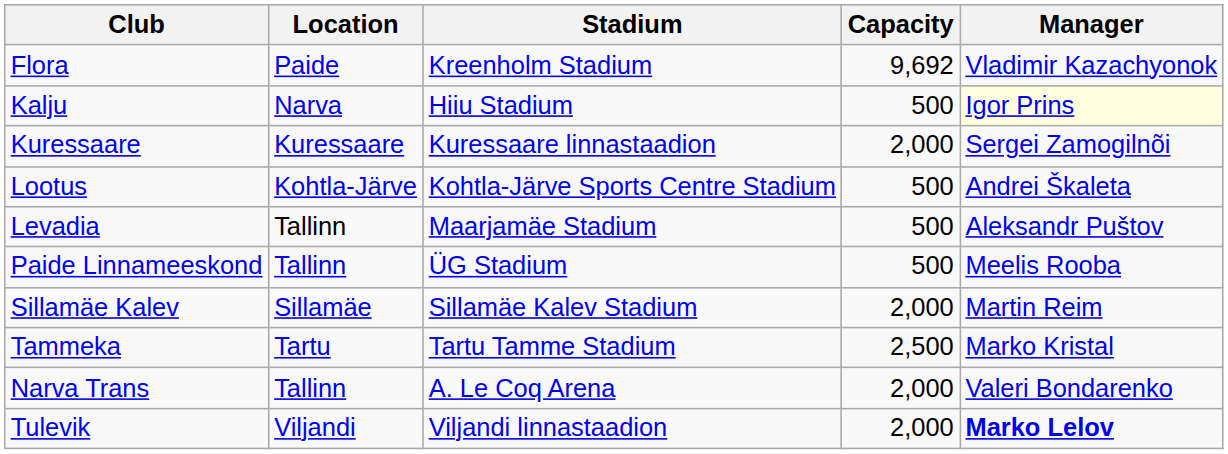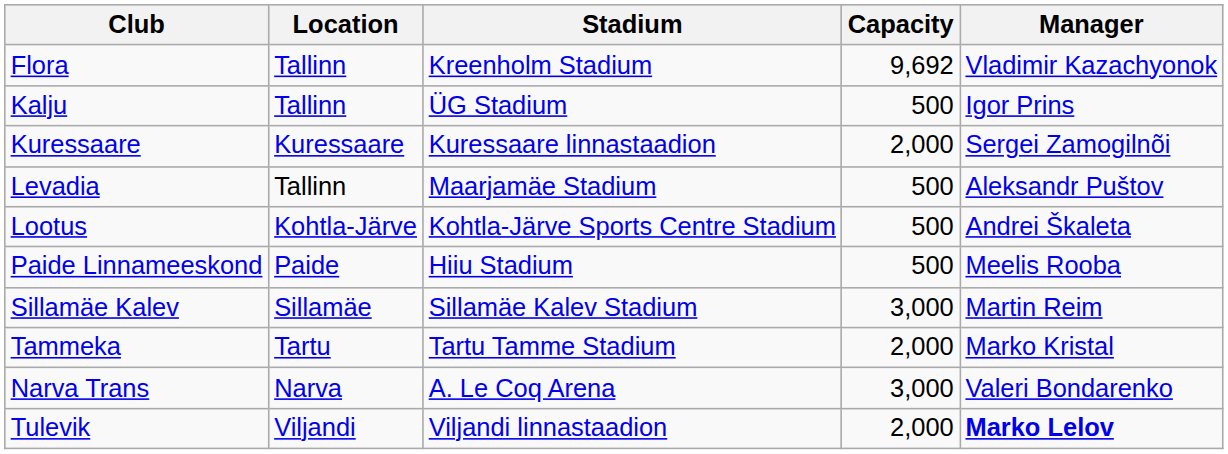(307, 65) Paide -> (310, 65) Tallinn
(308, 105) Narva -> (310, 105) Tallinn
(501, 105) Hiiu Stadium -> (498, 105) ÜG Stadium
(1020, 105) lightyellow background -> (1020, 105) no background
rows swapped: (55, 226) <-> (49, 186)
(310, 266) Tallinn -> (307, 266) Paide
(498, 266) ÜG Stadium -> (501, 266) Hiiu Stadium
(922, 307) 2,000 -> (922, 307) 3,000
(922, 347) 2,500 -> (922, 347) 2,000
(310, 387) Tallinn -> (308, 387) Narva
(922, 387) 2,000 -> (922, 387) 3,000
